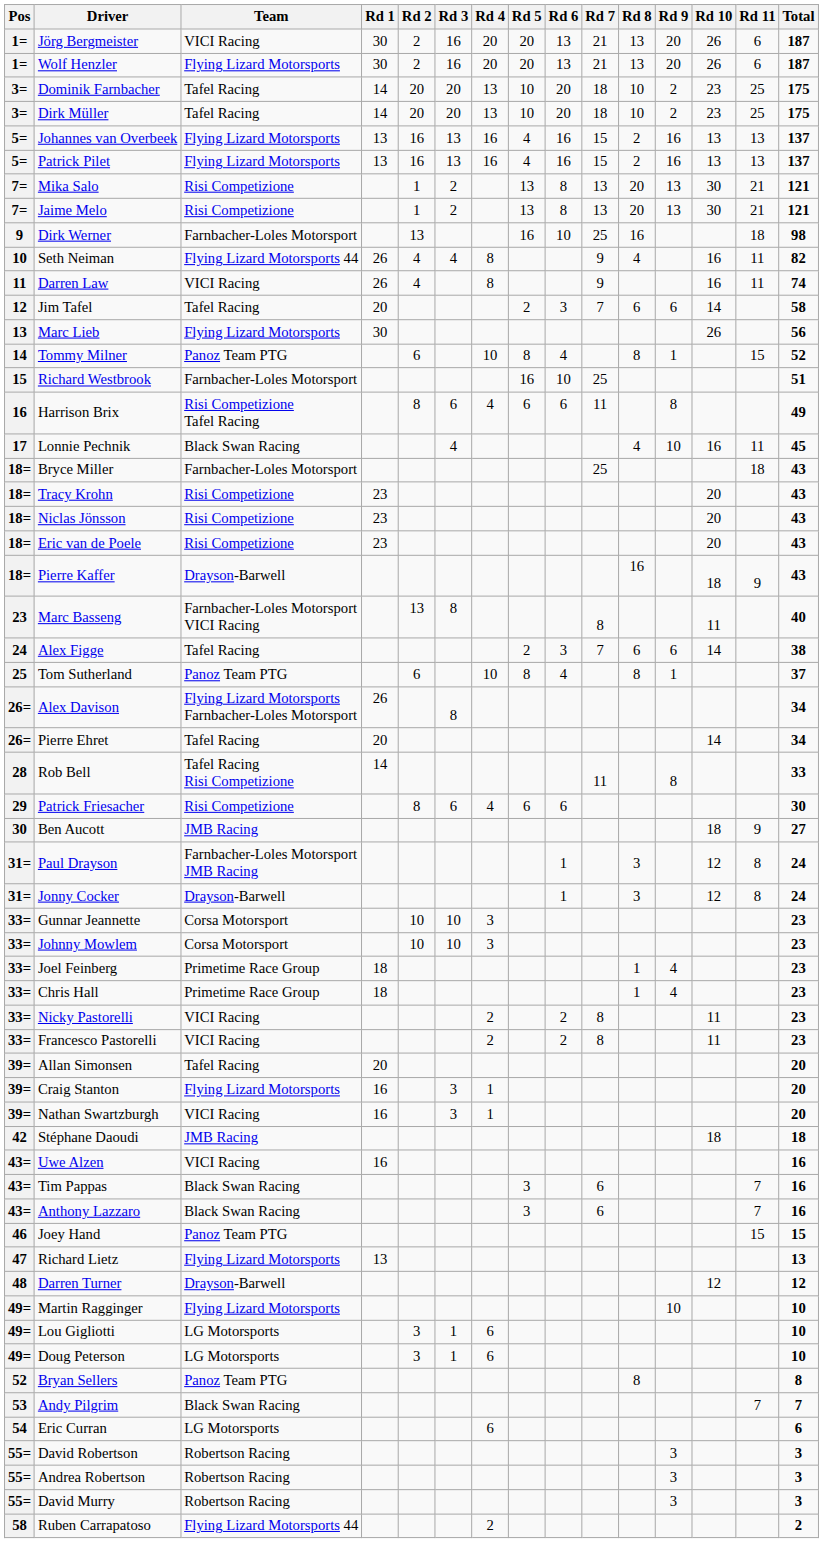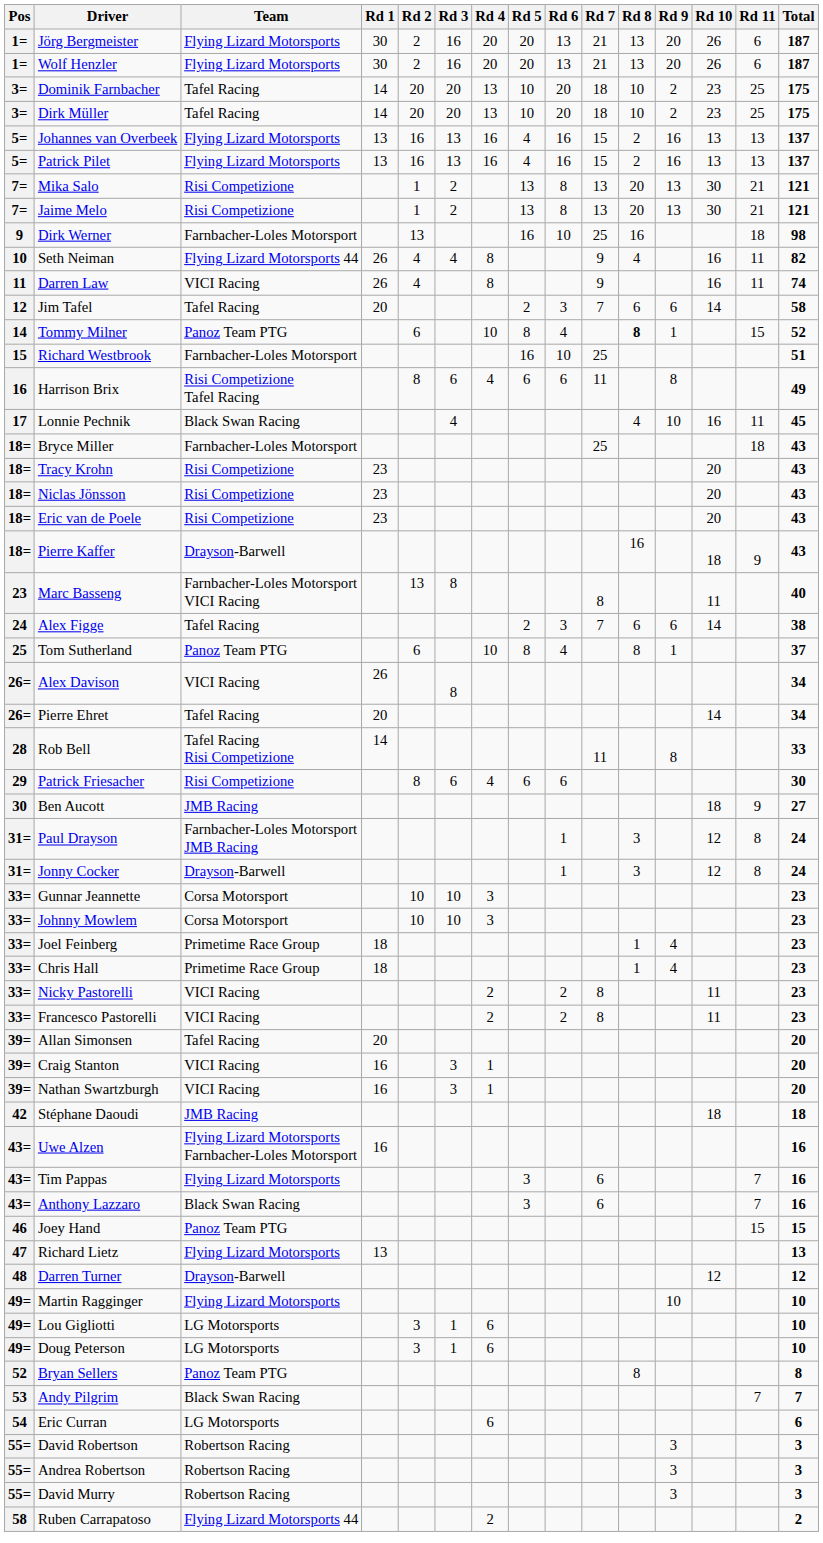(222, 41) VICI Racing -> (262, 41) Flying Lizard Motorsports
- row: (69, 331)
(637, 356) normal -> (637, 331) bold
(271, 707) Flying Lizard Motorsports Farnbacher-Loles Motorsport -> (222, 683) VICI Racing
(262, 1090) Flying Lizard Motorsports -> (222, 1065) VICI Racing
(222, 1162) VICI Racing -> (271, 1147) Flying Lizard Motorsports Farnbacher-Loles Motorsport
(242, 1186) Black Swan Racing -> (262, 1180) Flying Lizard Motorsports
